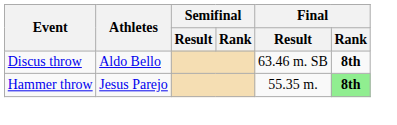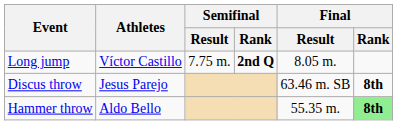+ row: (39, 62)
(130, 62) Aldo Bello -> (134, 85) Jesus Parejo
(134, 85) Jesus Parejo -> (130, 108) Aldo Bello
